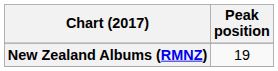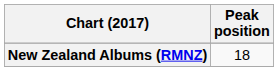(242, 54) 19 -> (242, 54) 18
